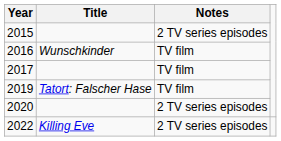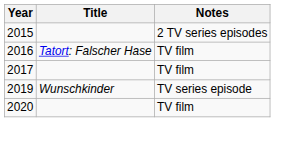(76, 51) Wunschkinder -> (95, 51) Tatort: Falscher Hase
(95, 88) Tatort: Falscher Hase -> (76, 88) Wunschkinder
(176, 88) TV film -> (204, 88) TV series episode
(212, 107) 2 TV series episodes -> (176, 107) TV film
- row: (20, 126)
